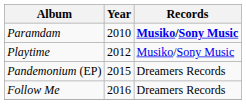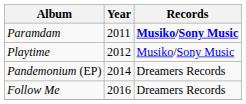(119, 33) 2010 -> (119, 33) 2011
(119, 71) 2015 -> (119, 71) 2014
